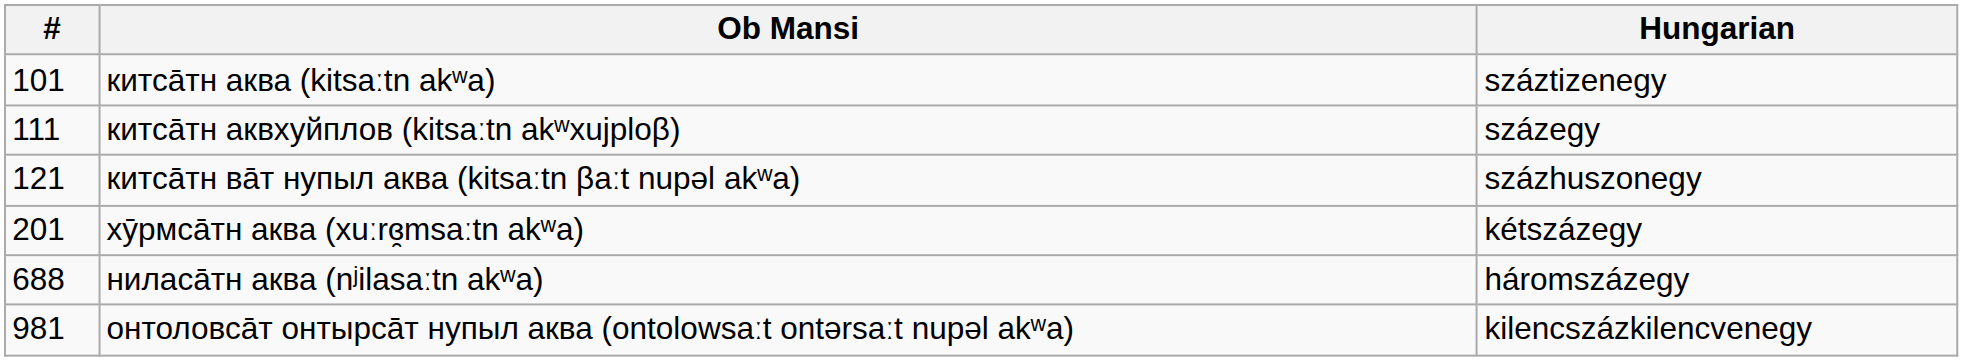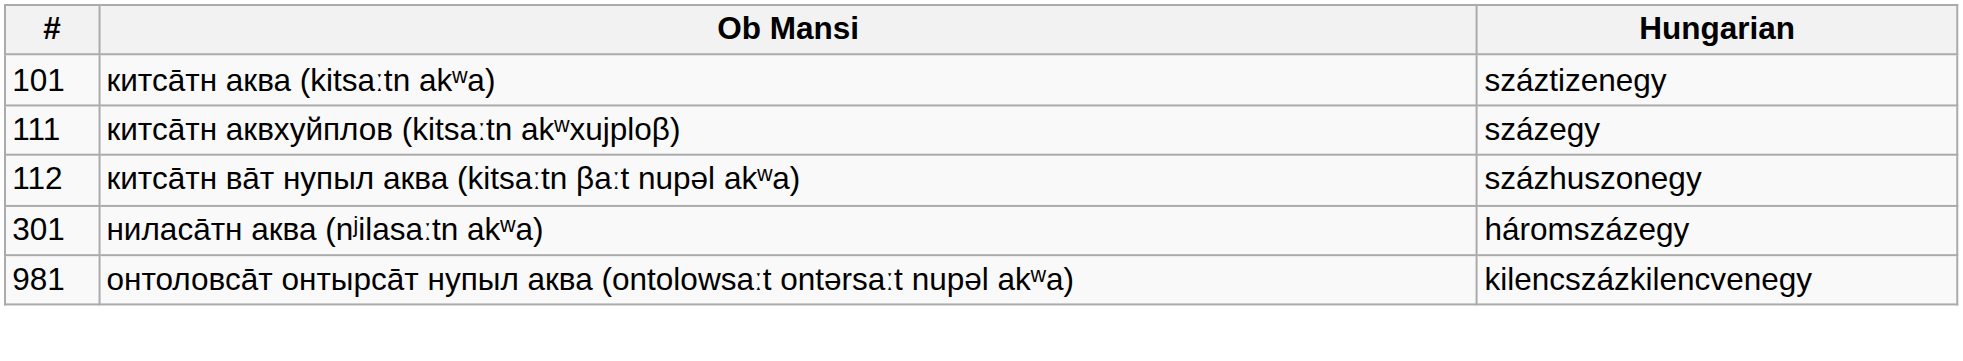(39, 179) 121 -> (37, 179) 112
- row: (345, 229)
(39, 279) 688 -> (39, 229) 301
